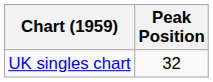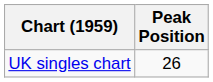(172, 63) 32 -> (172, 63) 26
